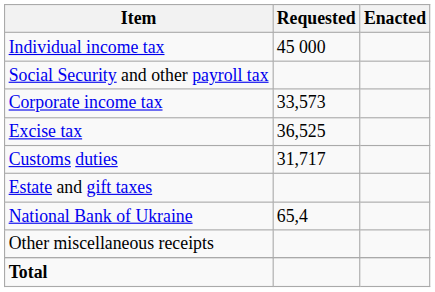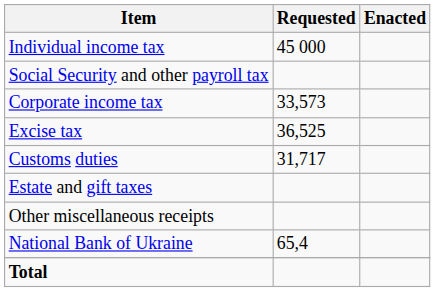rows swapped: (101, 215) <-> (111, 243)
